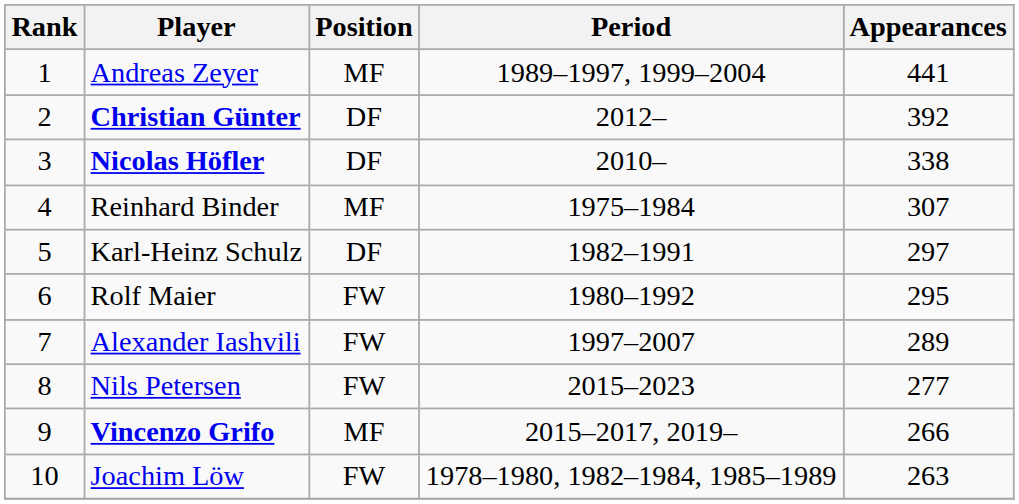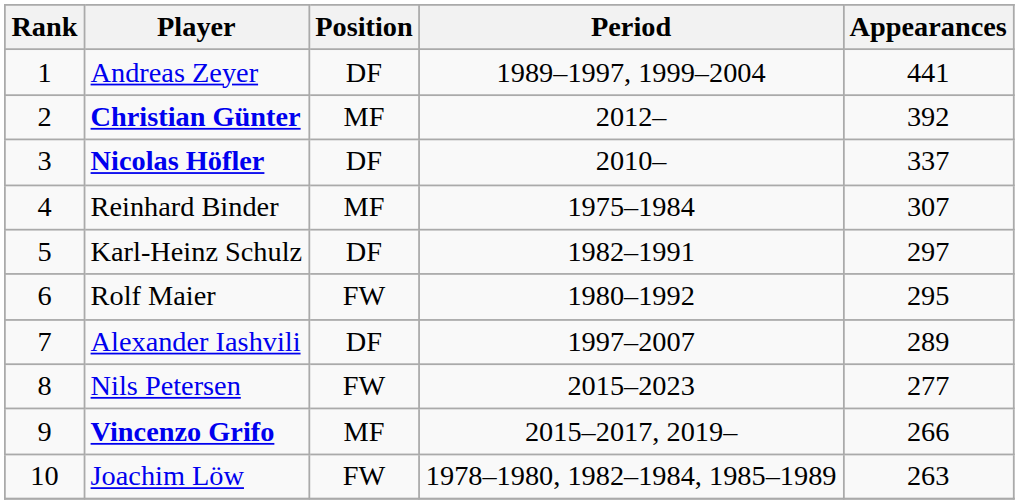(364, 71) MF -> (364, 71) DF
(364, 116) DF -> (364, 116) MF
(928, 161) 338 -> (928, 161) 337
(364, 341) FW -> (364, 341) DF
